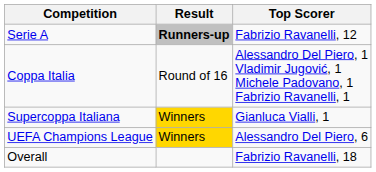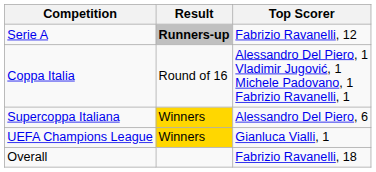(282, 117) Gianluca Vialli, 1 -> (302, 117) Alessandro Del Piero, 6
(302, 137) Alessandro Del Piero, 6 -> (282, 137) Gianluca Vialli, 1
